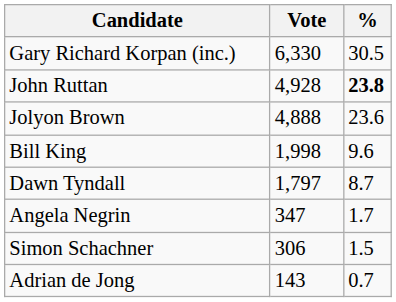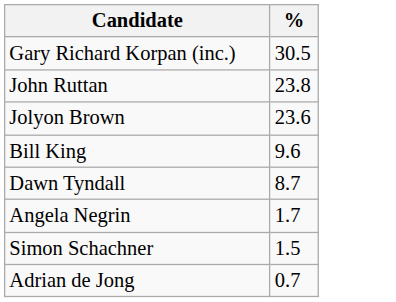- column: (307, 20)
(366, 85) bold -> (293, 85) normal
